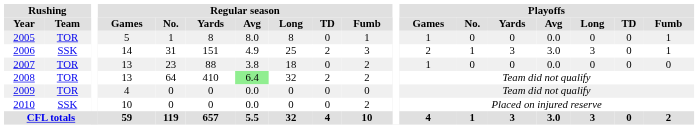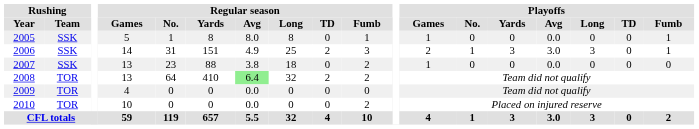(67, 37) TOR -> (67, 37) SSK
(67, 64) TOR -> (67, 64) SSK
(67, 104) SSK -> (67, 104) TOR
